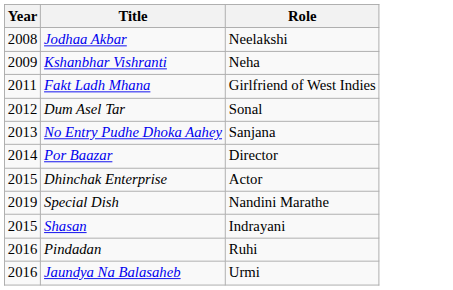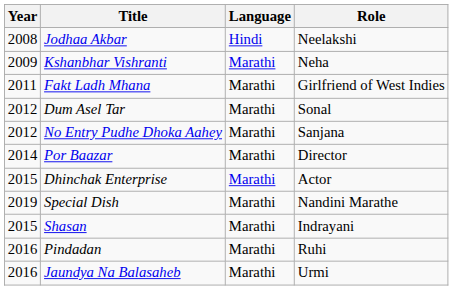+ column: (260, 16)
(23, 132) 2013 -> (23, 132) 2012
